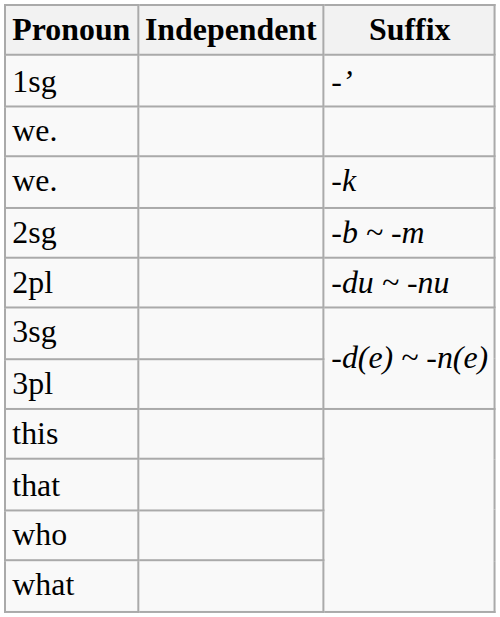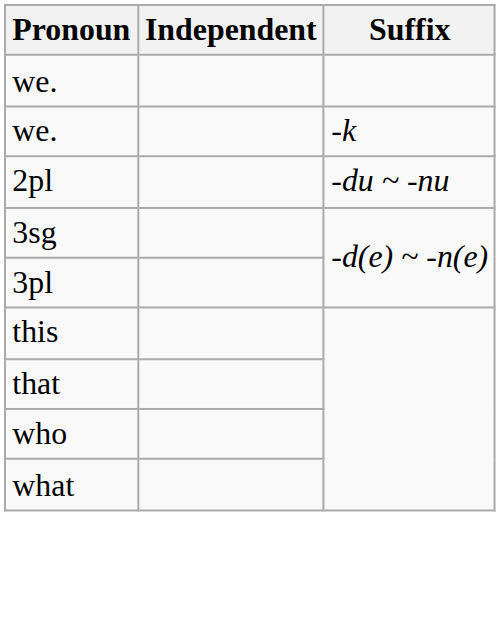- row: (34, 80)
- row: (34, 231)
